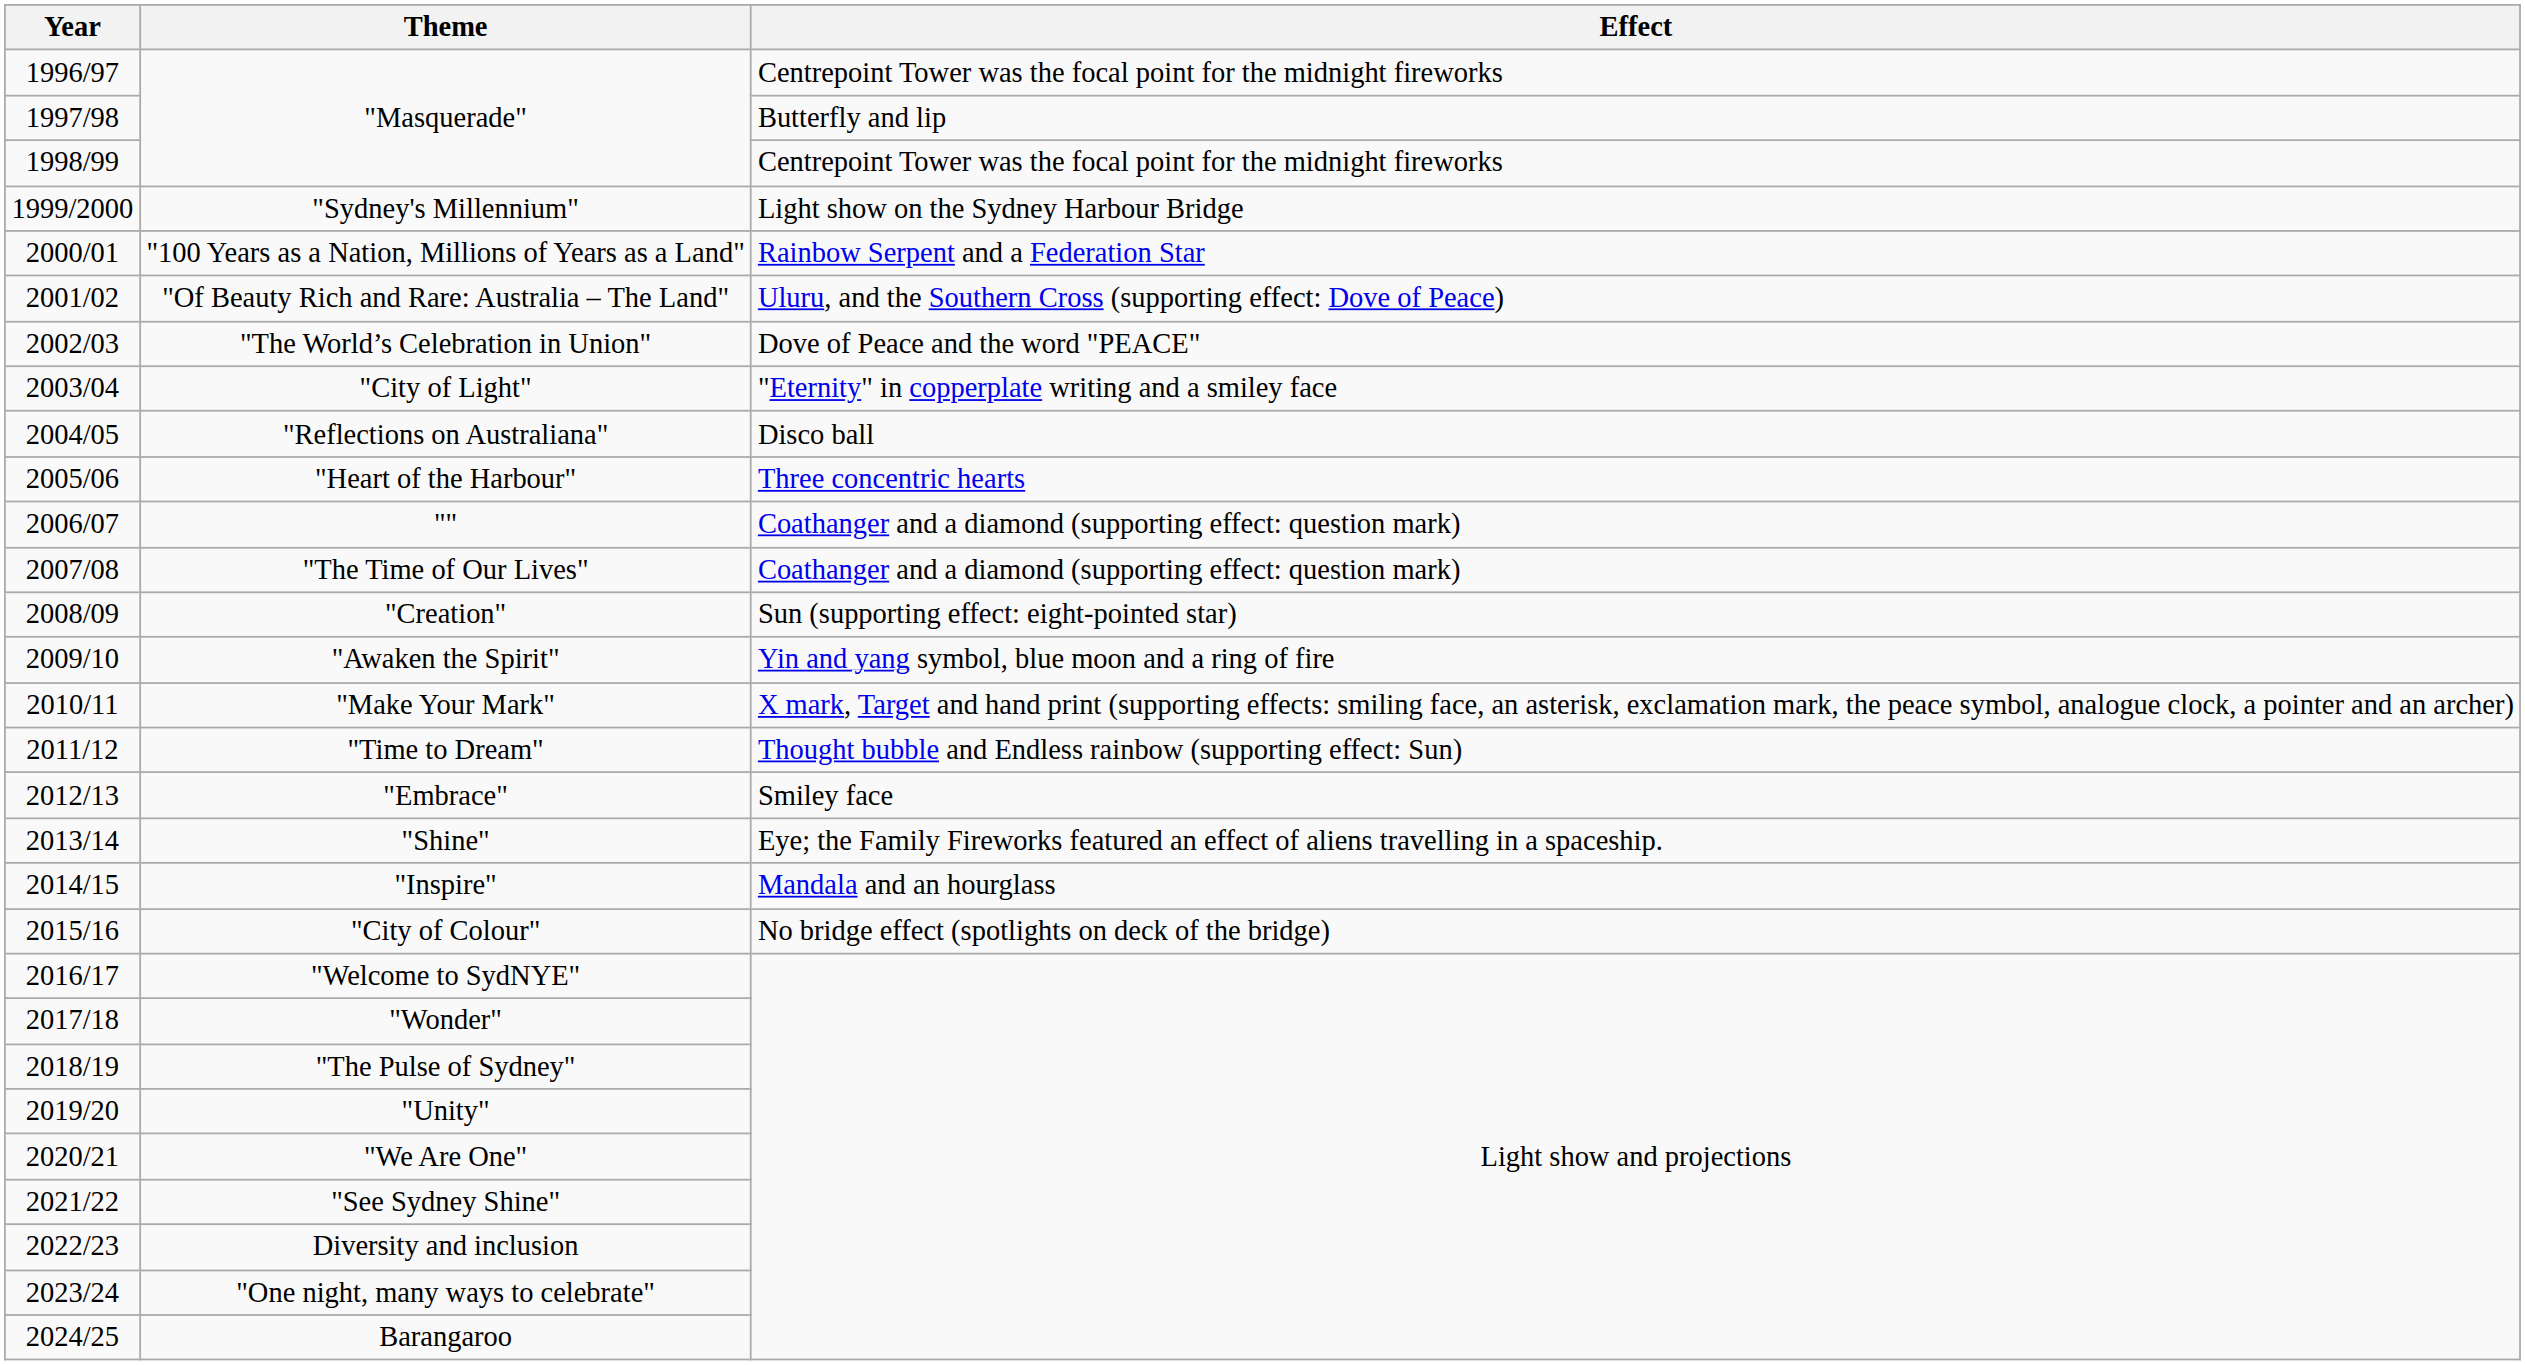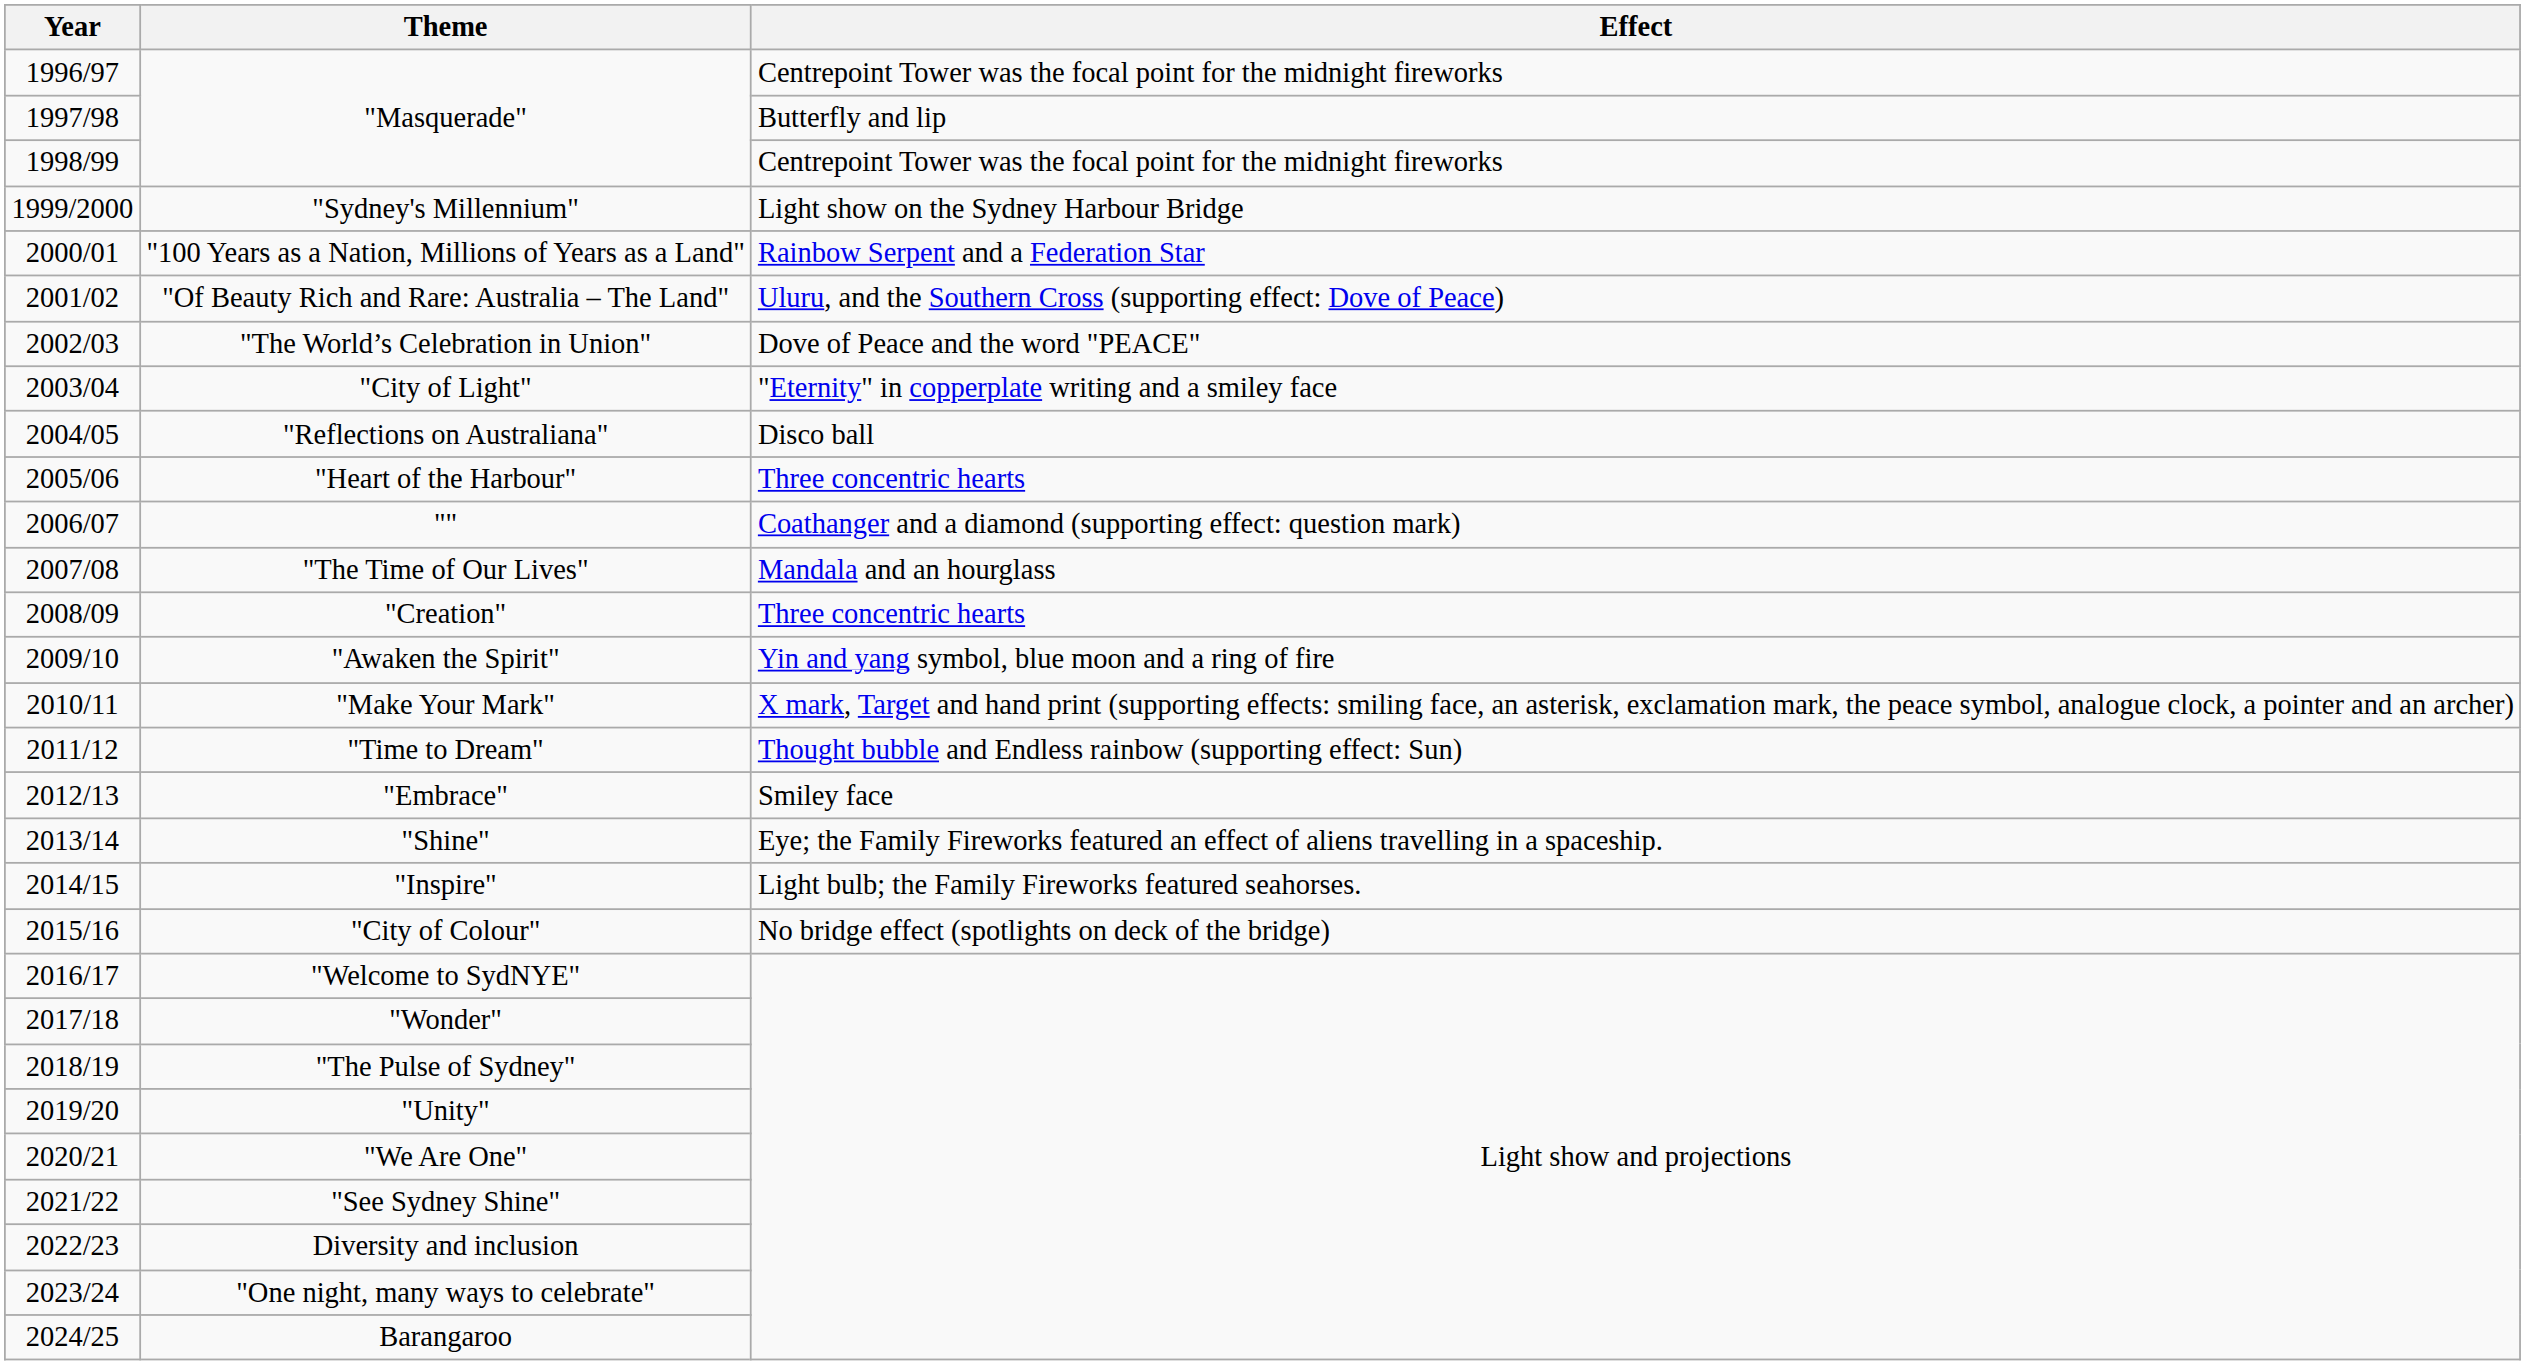(1109, 569) Coathanger and a diamond (supporting effect: question mark) -> (907, 569) Mandala and an hourglass
(997, 614) Sun (supporting effect: eight-pointed star) -> (892, 614) Three concentric hearts
(907, 885) Mandala and an hourglass -> (1060, 885) Light bulb; the Family Fireworks featured seahorses.
